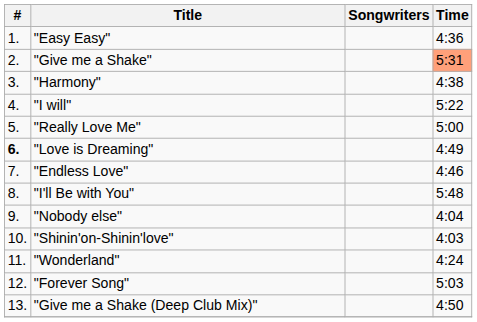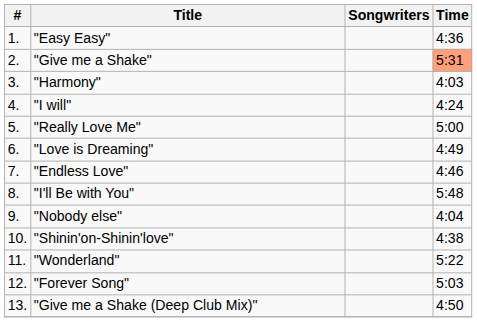(450, 82) 4:38 -> (450, 82) 4:03
(450, 104) 5:22 -> (450, 104) 4:24
(14, 149) bold -> (14, 149) normal
(450, 238) 4:03 -> (450, 238) 4:38
(450, 261) 4:24 -> (450, 261) 5:22
